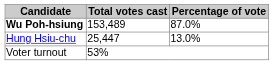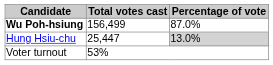(106, 25) 153,489 -> (106, 25) 156,499
(185, 39) no background -> (185, 39) lightgrey background
